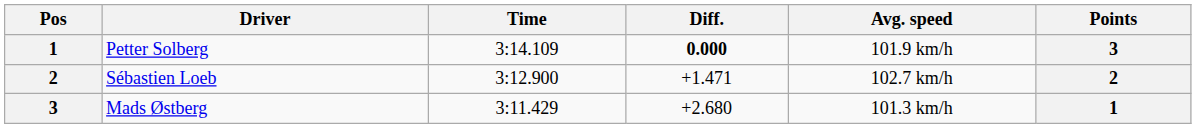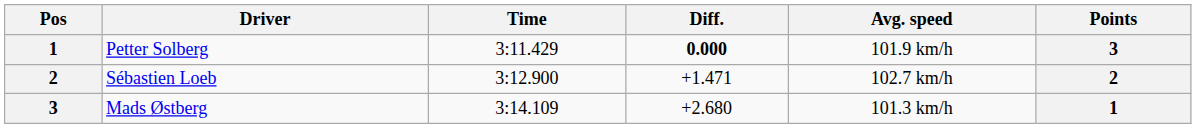(527, 49) 3:14.109 -> (527, 49) 3:11.429
(527, 108) 3:11.429 -> (527, 108) 3:14.109
